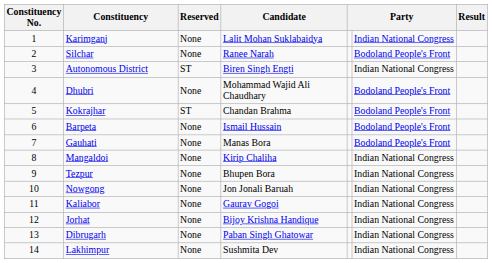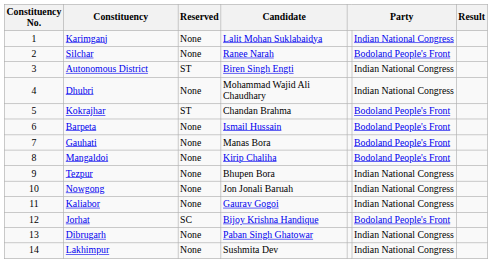(402, 90) Bodoland People's Front -> (404, 90) Indian National Congress
(404, 158) Indian National Congress -> (402, 158) Bodoland People's Front
(191, 219) None -> (186, 219) SC
(404, 219) Indian National Congress -> (402, 219) Bodoland People's Front
